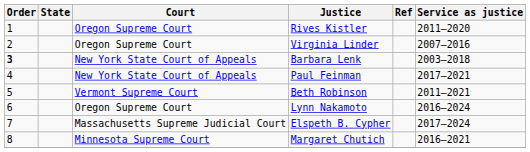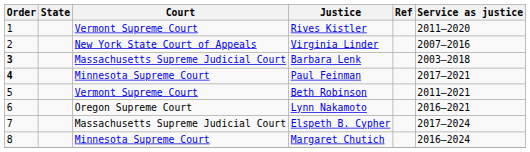(133, 28) Oregon Supreme Court -> (136, 28) Vermont Supreme Court
(133, 44) Oregon Supreme Court -> (166, 44) New York State Court of Appeals
(166, 60) New York State Court of Appeals -> (180, 60) Massachusetts Supreme Judicial Court
(10, 76) normal -> (10, 76) bold
(166, 76) New York State Court of Appeals -> (142, 76) Minnesota Supreme Court
(444, 108) 2016–2024 -> (444, 108) 2016–2021
(444, 139) 2016–2021 -> (444, 139) 2016–2024
